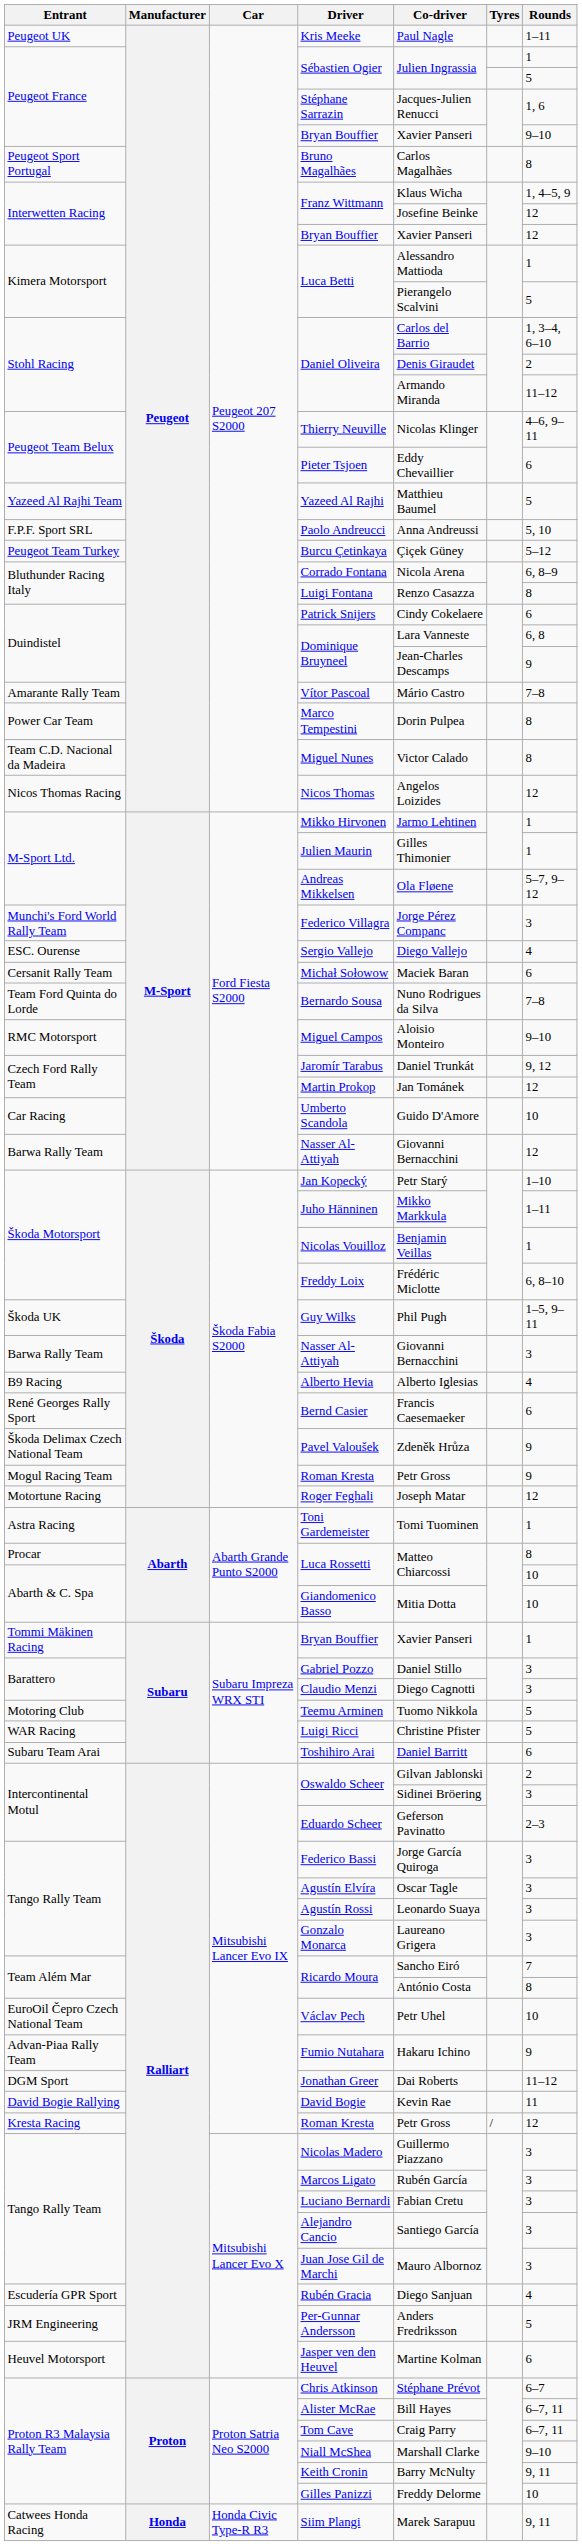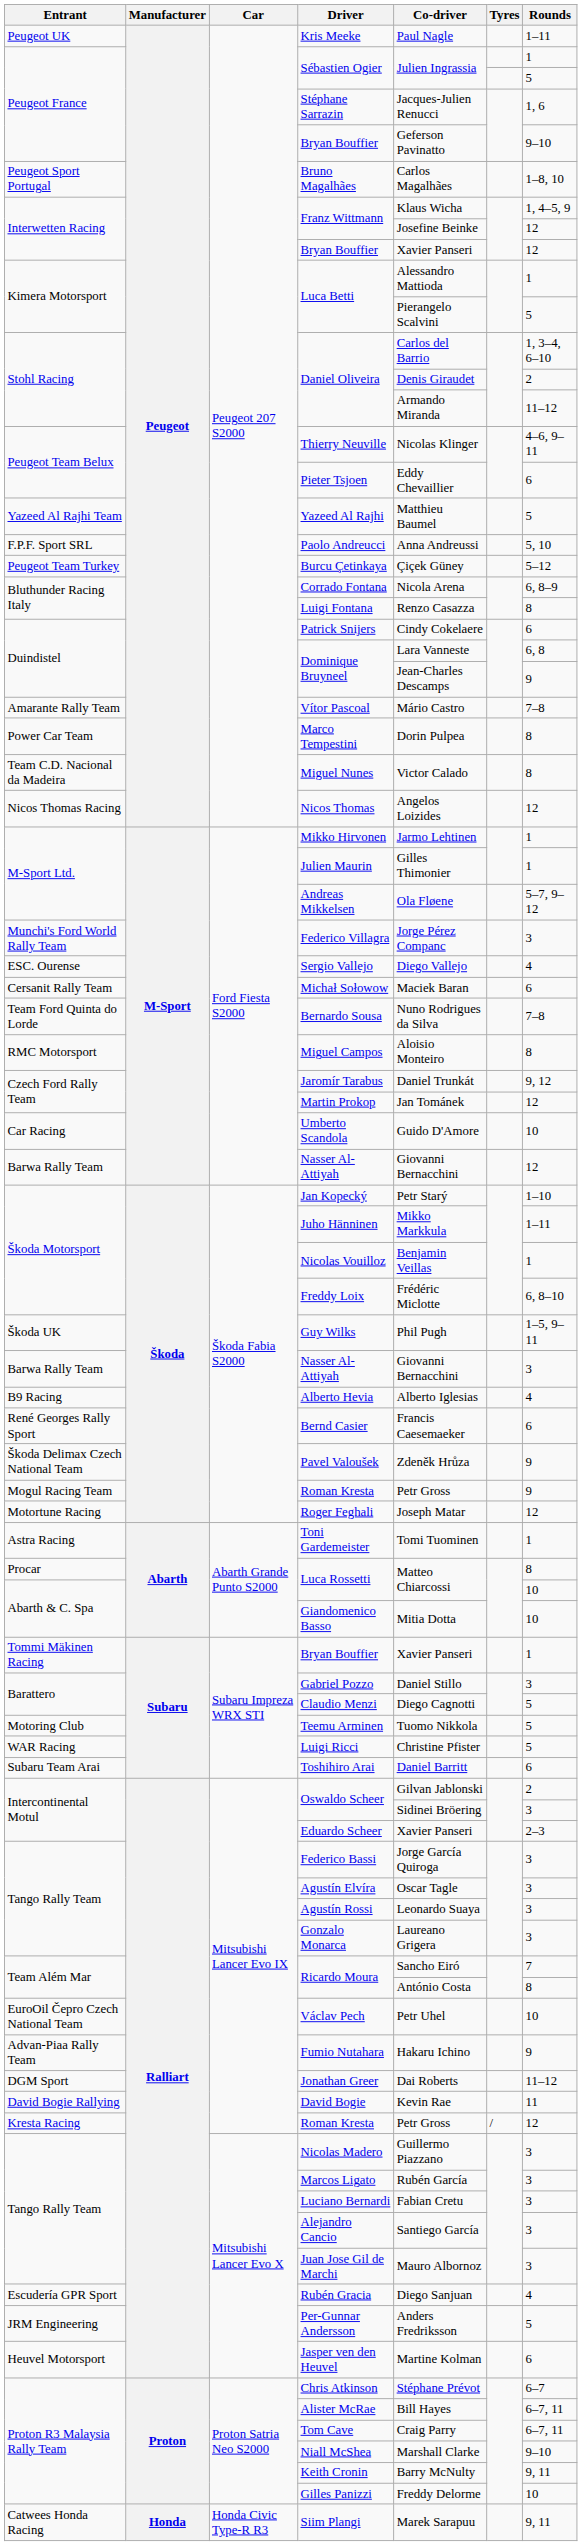(434, 135) Xavier Panseri -> (421, 142) Geferson Pavinatto
(529, 163) 8 -> (545, 178) 1–8, 10
(538, 1037) 9–10 -> (529, 1052) 8
(529, 1689) 3 -> (529, 1704) 5
(421, 1823) Geferson Pavinatto -> (434, 1830) Xavier Panseri
